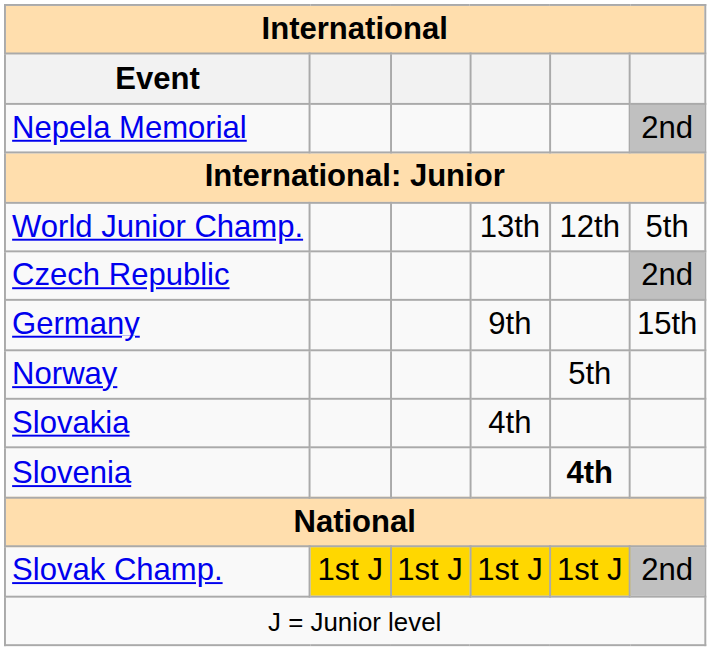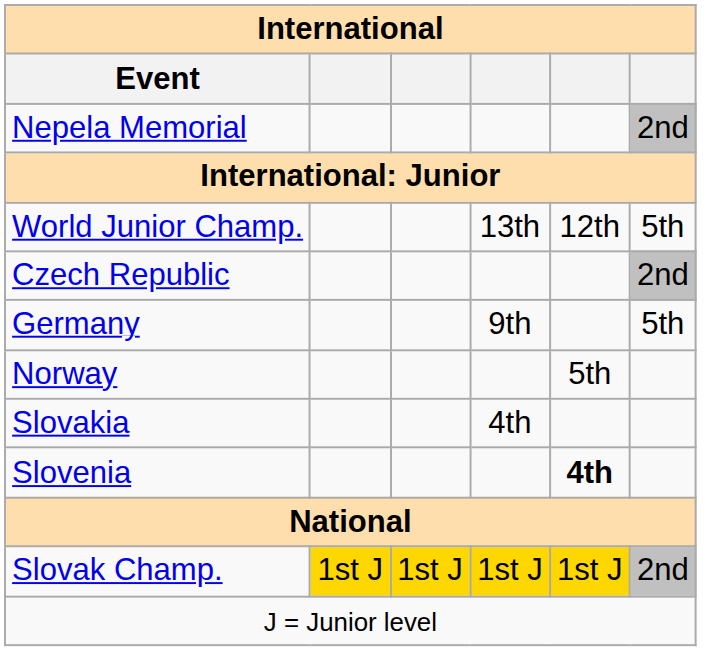(667, 324) 15th -> (663, 324) 5th
